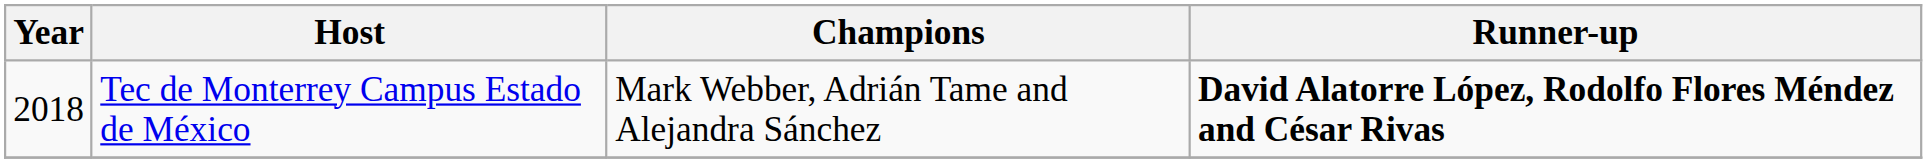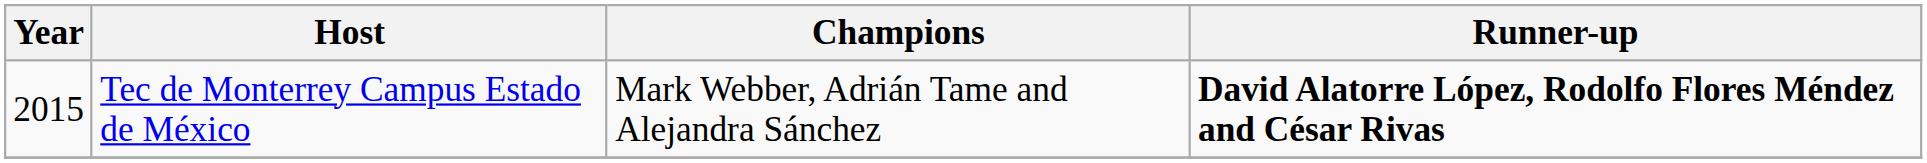(49, 108) 2018 -> (49, 108) 2015
